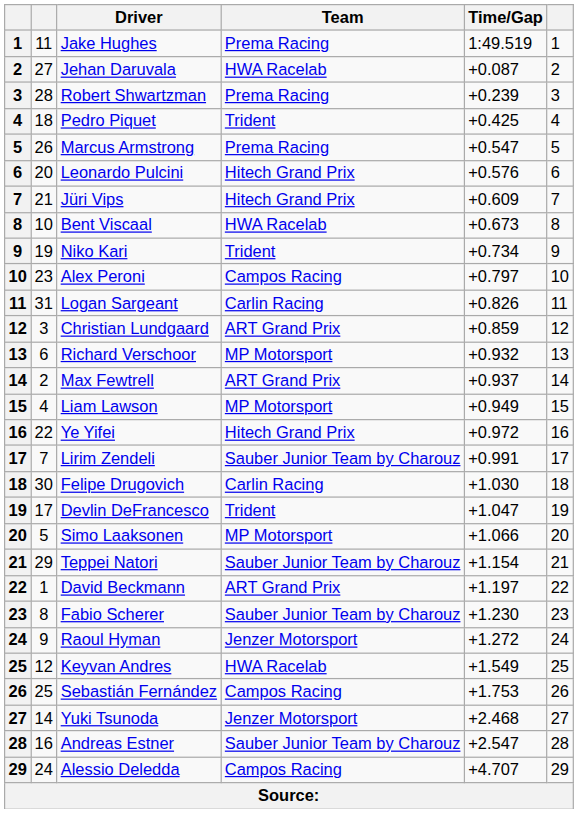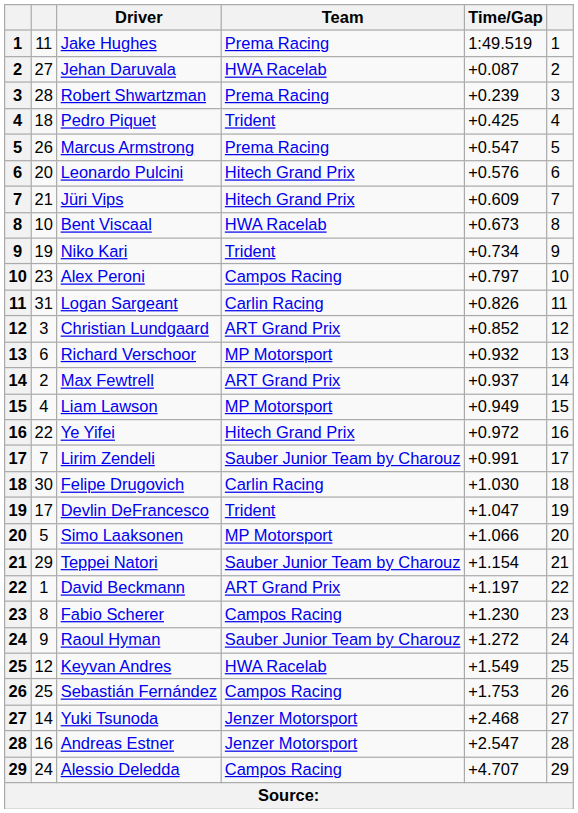(494, 328) +0.859 -> (494, 328) +0.852
(343, 614) Sauber Junior Team by Charouz -> (283, 614) Campos Racing
(291, 640) Jenzer Motorsport -> (343, 640) Sauber Junior Team by Charouz
(343, 743) Sauber Junior Team by Charouz -> (291, 743) Jenzer Motorsport
